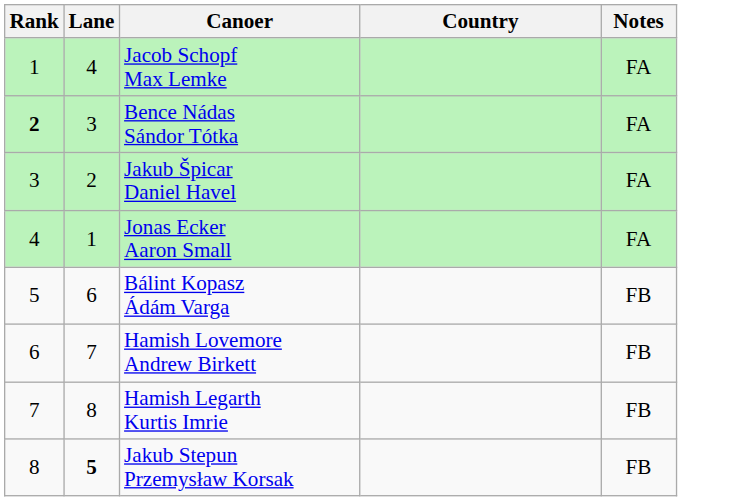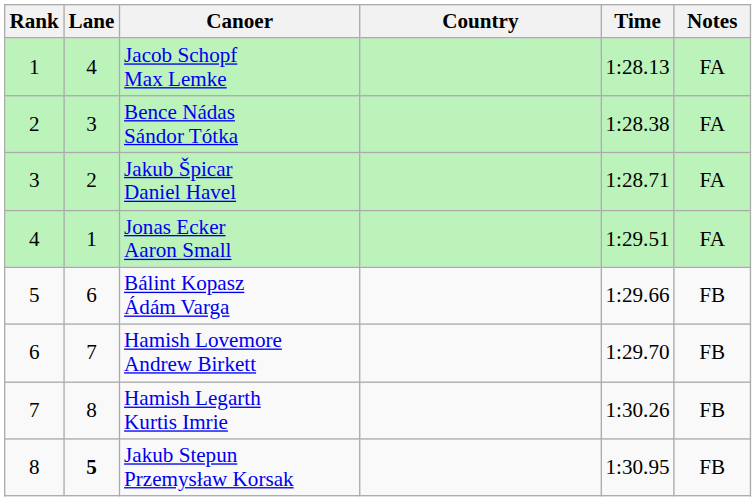+ column: (638, 21)
(34, 123) bold -> (34, 123) normal
